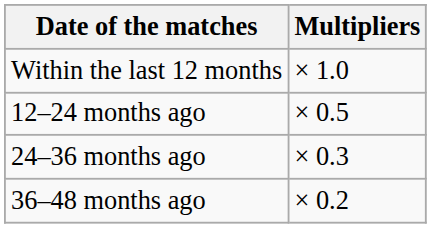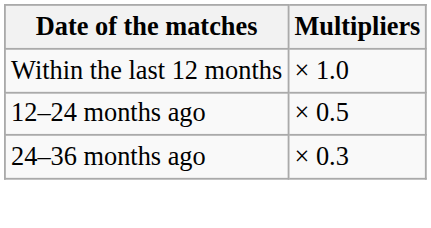- row: (108, 200)
